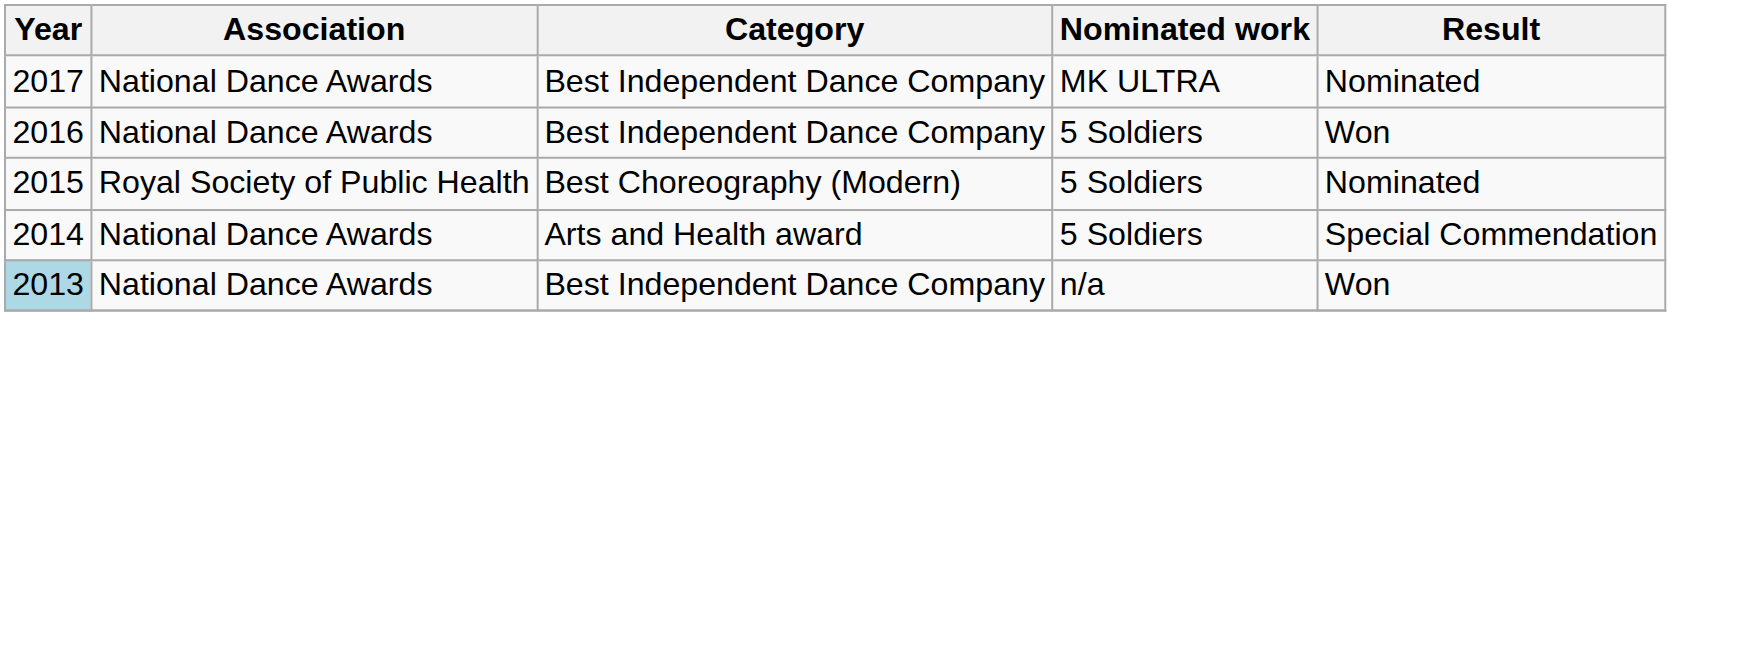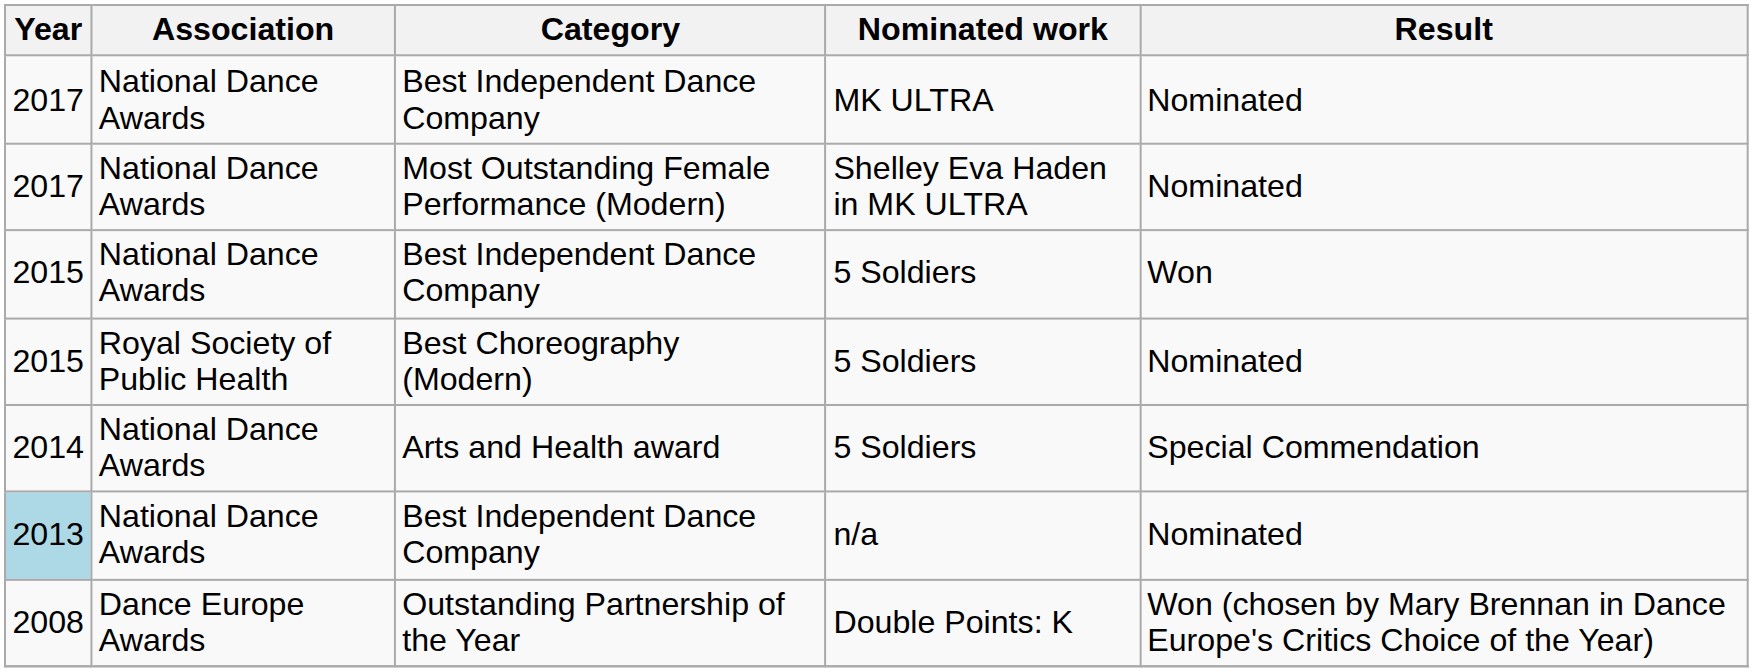+ row: (586, 186)
(48, 132) 2016 -> (48, 273) 2015
(1358, 285) Won -> (1225, 535) Nominated
+ row: (593, 622)
